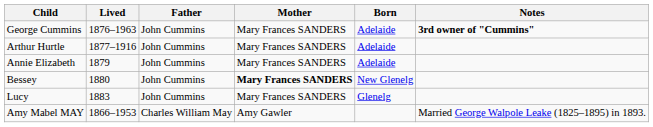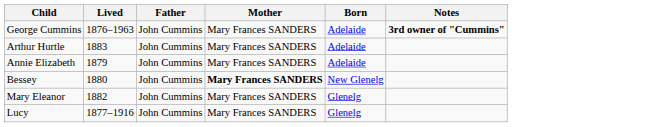(112, 46) 1877–1916 -> (97, 46) 1883
+ row: (36, 96)
(99, 96) 1883 -> (110, 113) 1877–1916
- row: (45, 113)
